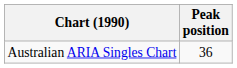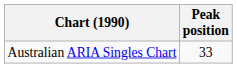(206, 52) 36 -> (206, 52) 33
